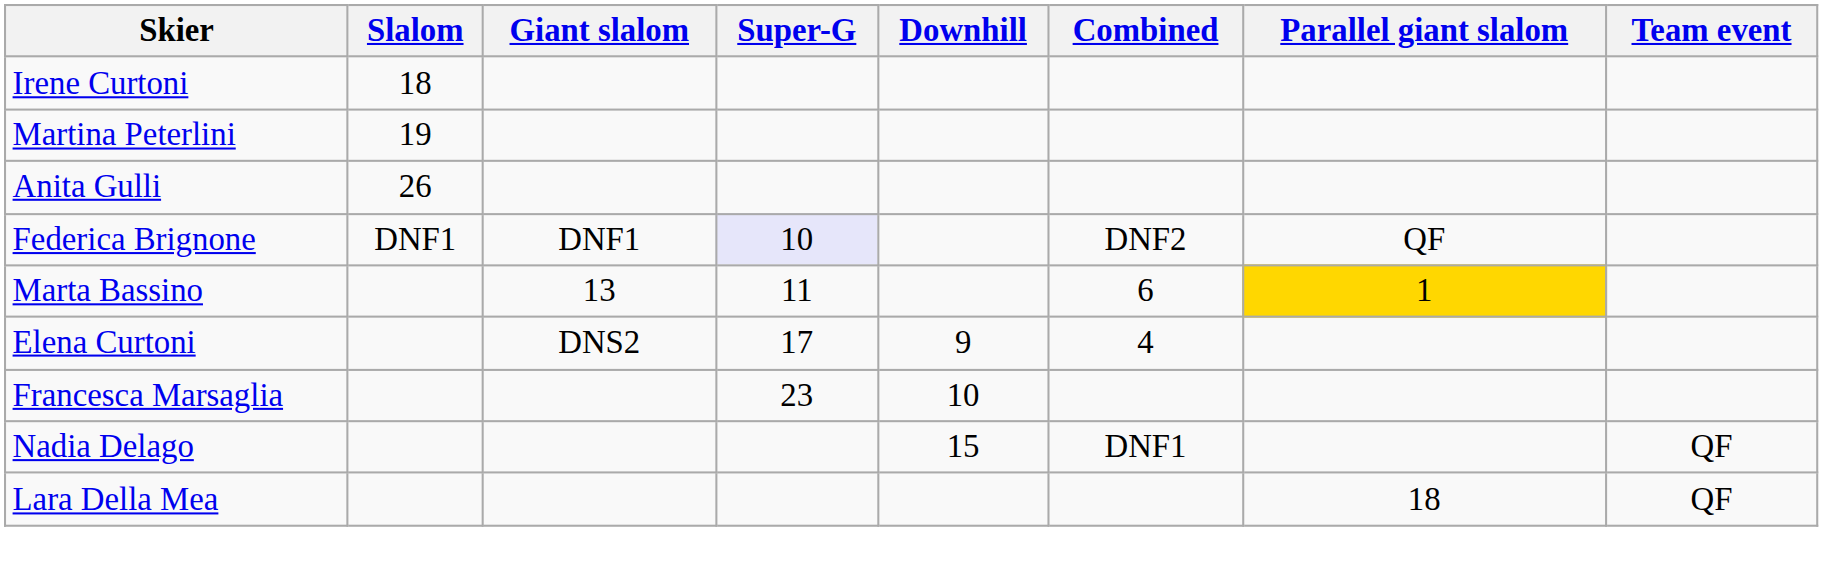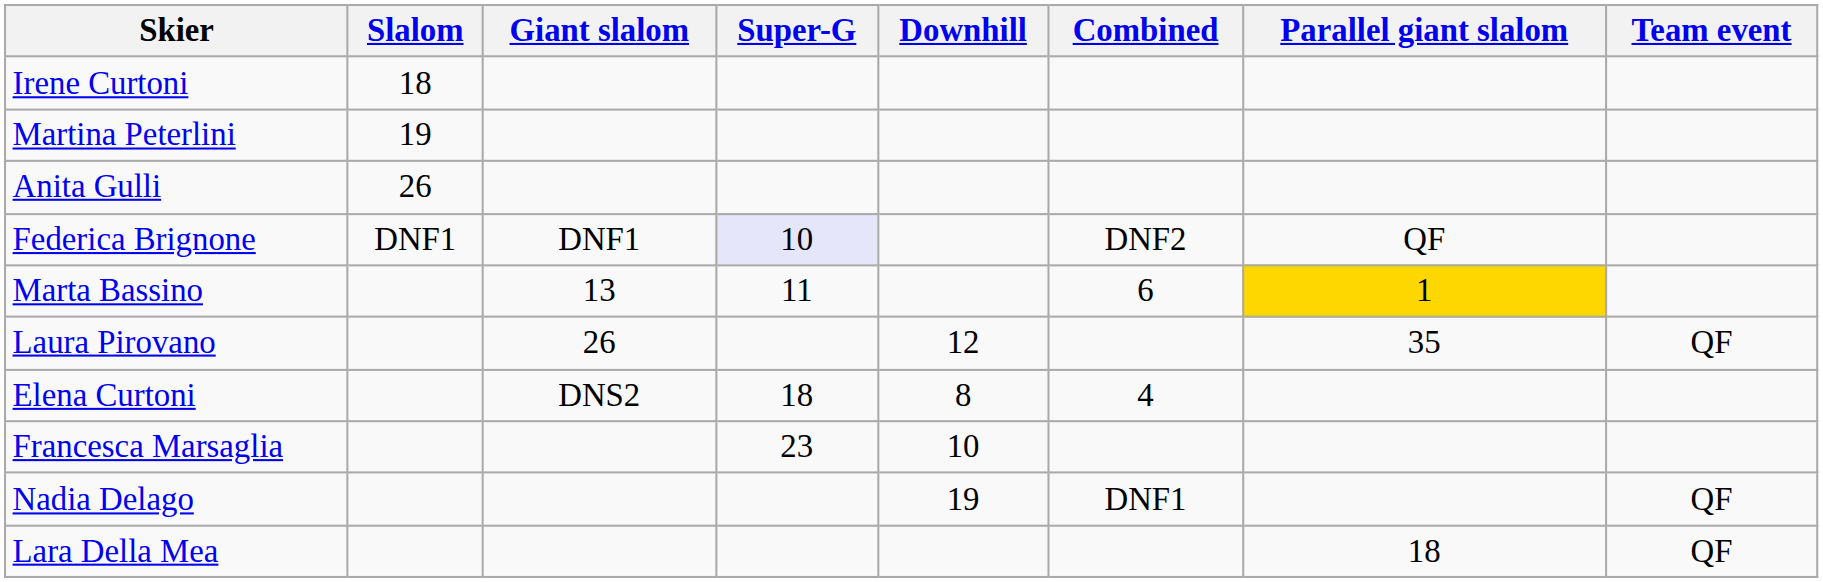+ row: (114, 342)
(797, 342) 17 -> (797, 394) 18
(963, 342) 9 -> (963, 394) 8
(963, 446) 15 -> (963, 498) 19
